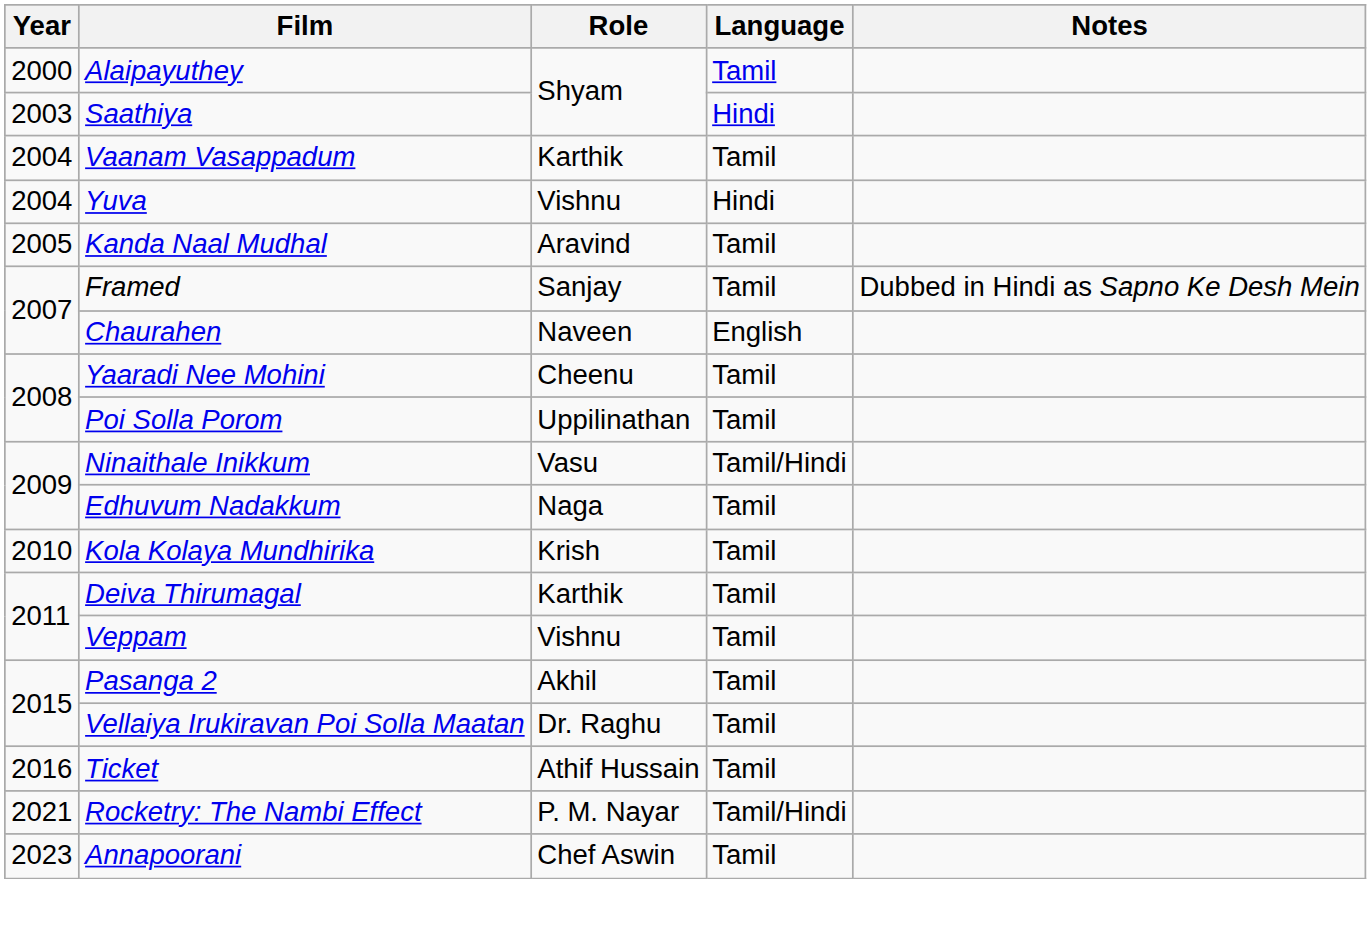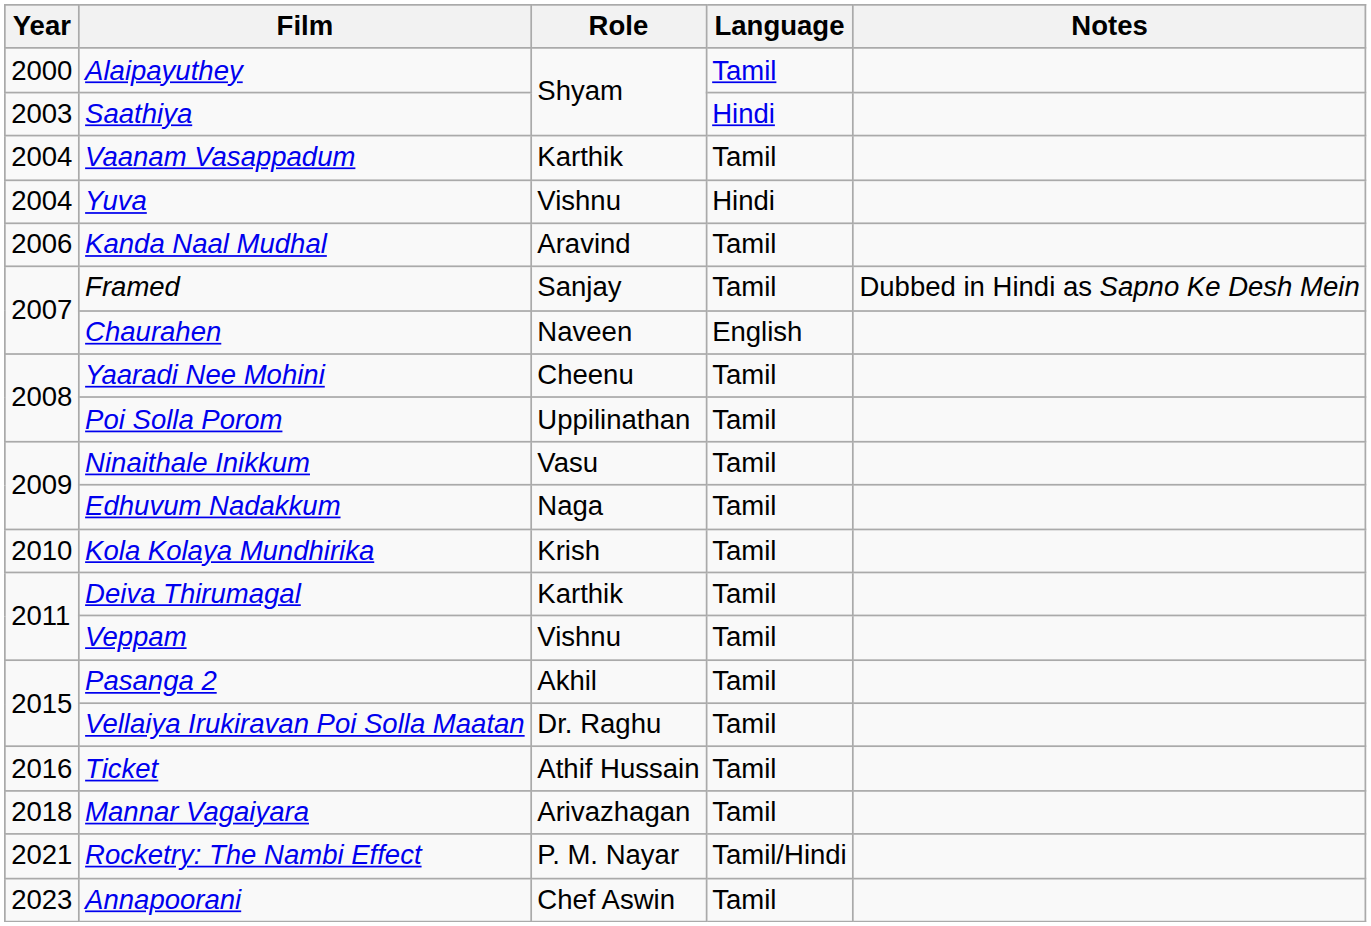(42, 244) 2005 -> (42, 244) 2006
(779, 462) Tamil/Hindi -> (744, 462) Tamil
+ row: (197, 811)
